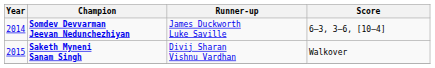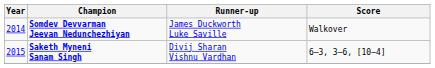(347, 29) 6–3, 3–6, [10–4] -> (328, 29) Walkover
(328, 52) Walkover -> (347, 52) 6–3, 3–6, [10–4]
